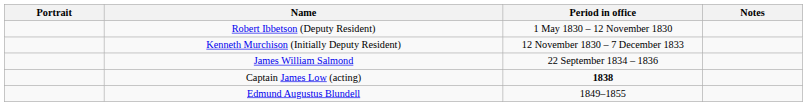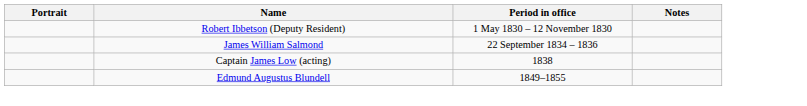- row: (304, 45)
(603, 77) bold -> (542, 61) normal
